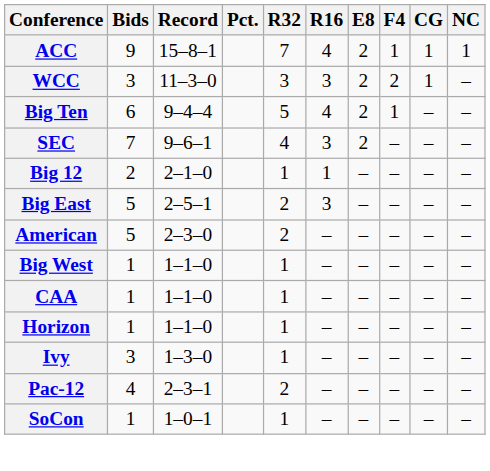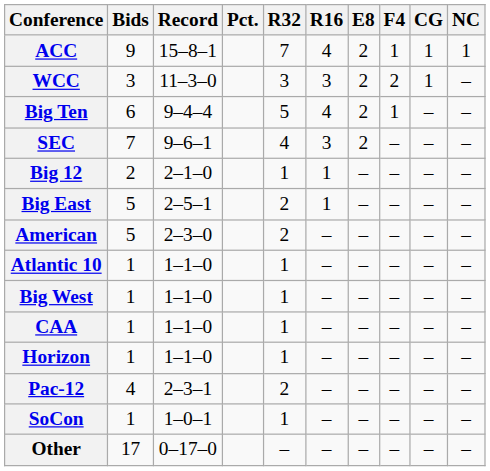(327, 204) 3 -> (327, 204) 1
+ row: (56, 265)
- row: (56, 357)
+ row: (56, 449)
